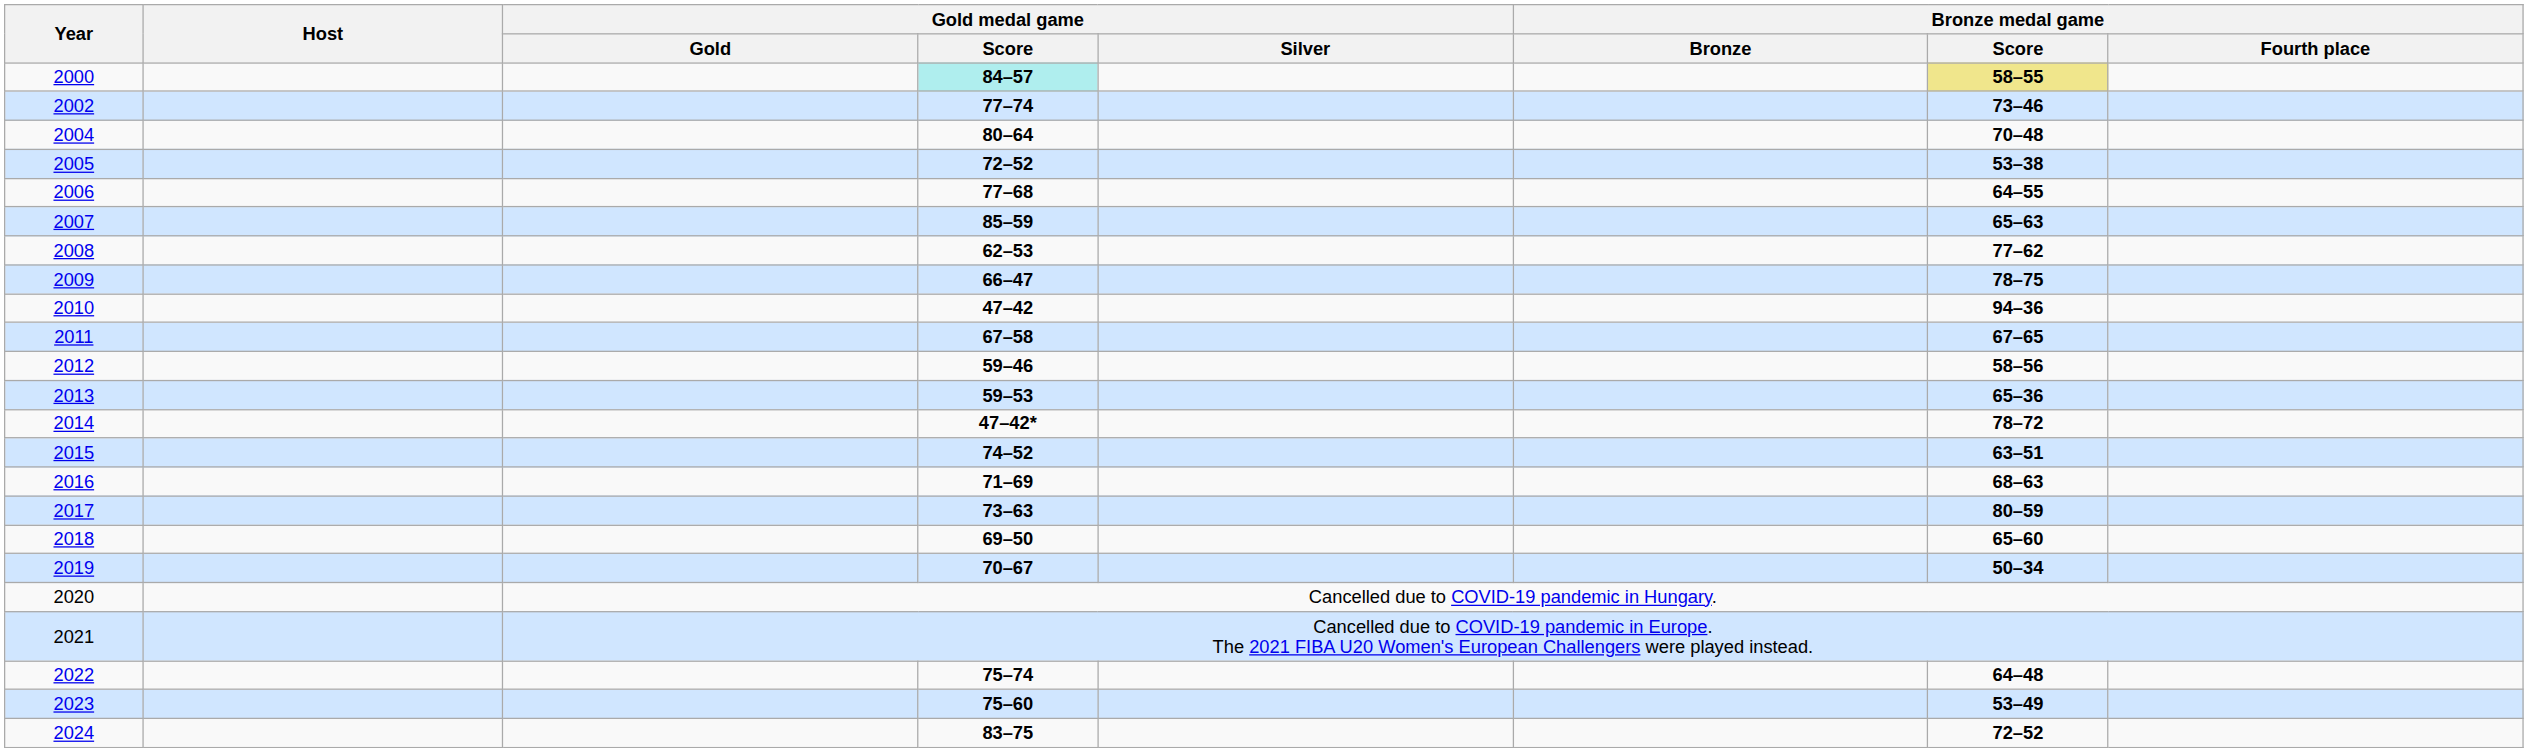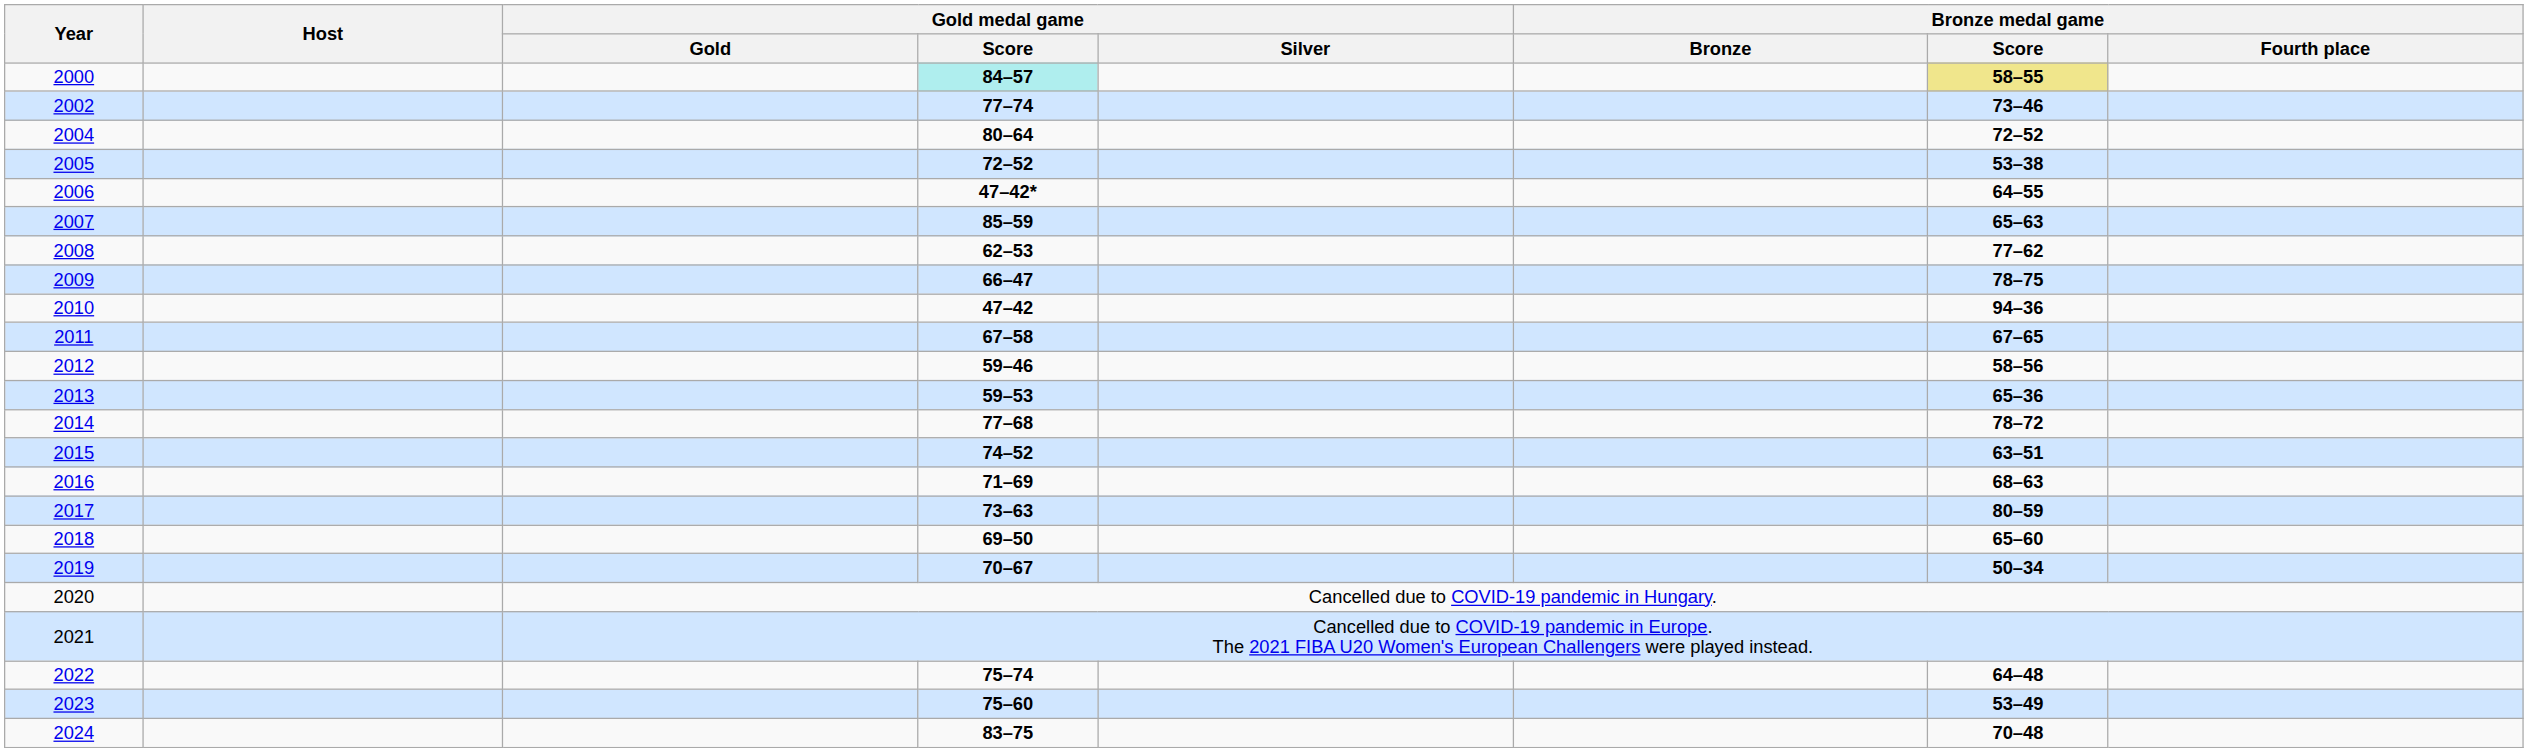(2018, 135) 70–48 -> (2018, 135) 72–52
(1008, 193) 77–68 -> (1008, 193) 47–42*
(1008, 424) 47–42* -> (1008, 424) 77–68
(2018, 733) 72–52 -> (2018, 733) 70–48
